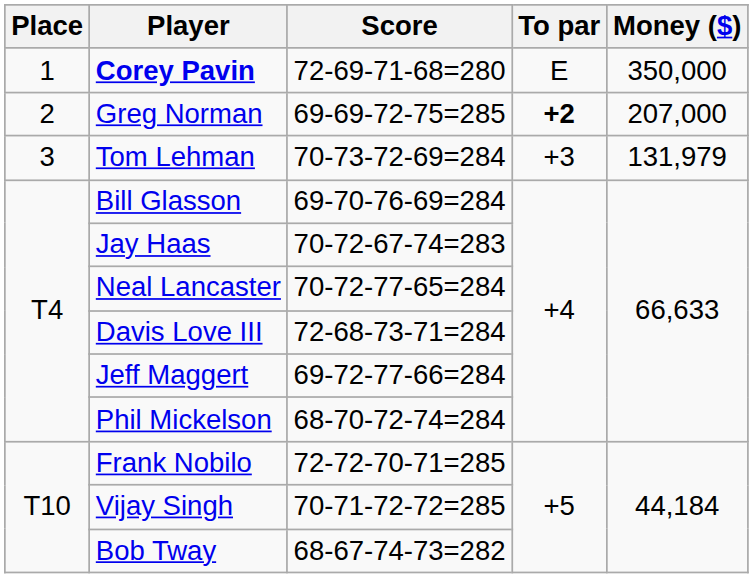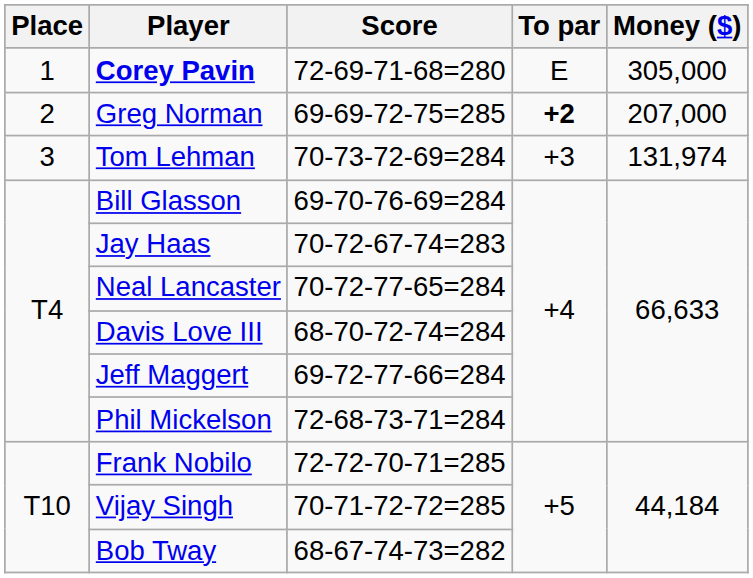(677, 69) 350,000 -> (677, 69) 305,000
(677, 157) 131,979 -> (677, 157) 131,974
(400, 331) 72-68-73-71=284 -> (400, 331) 68-70-72-74=284
(400, 419) 68-70-72-74=284 -> (400, 419) 72-68-73-71=284
